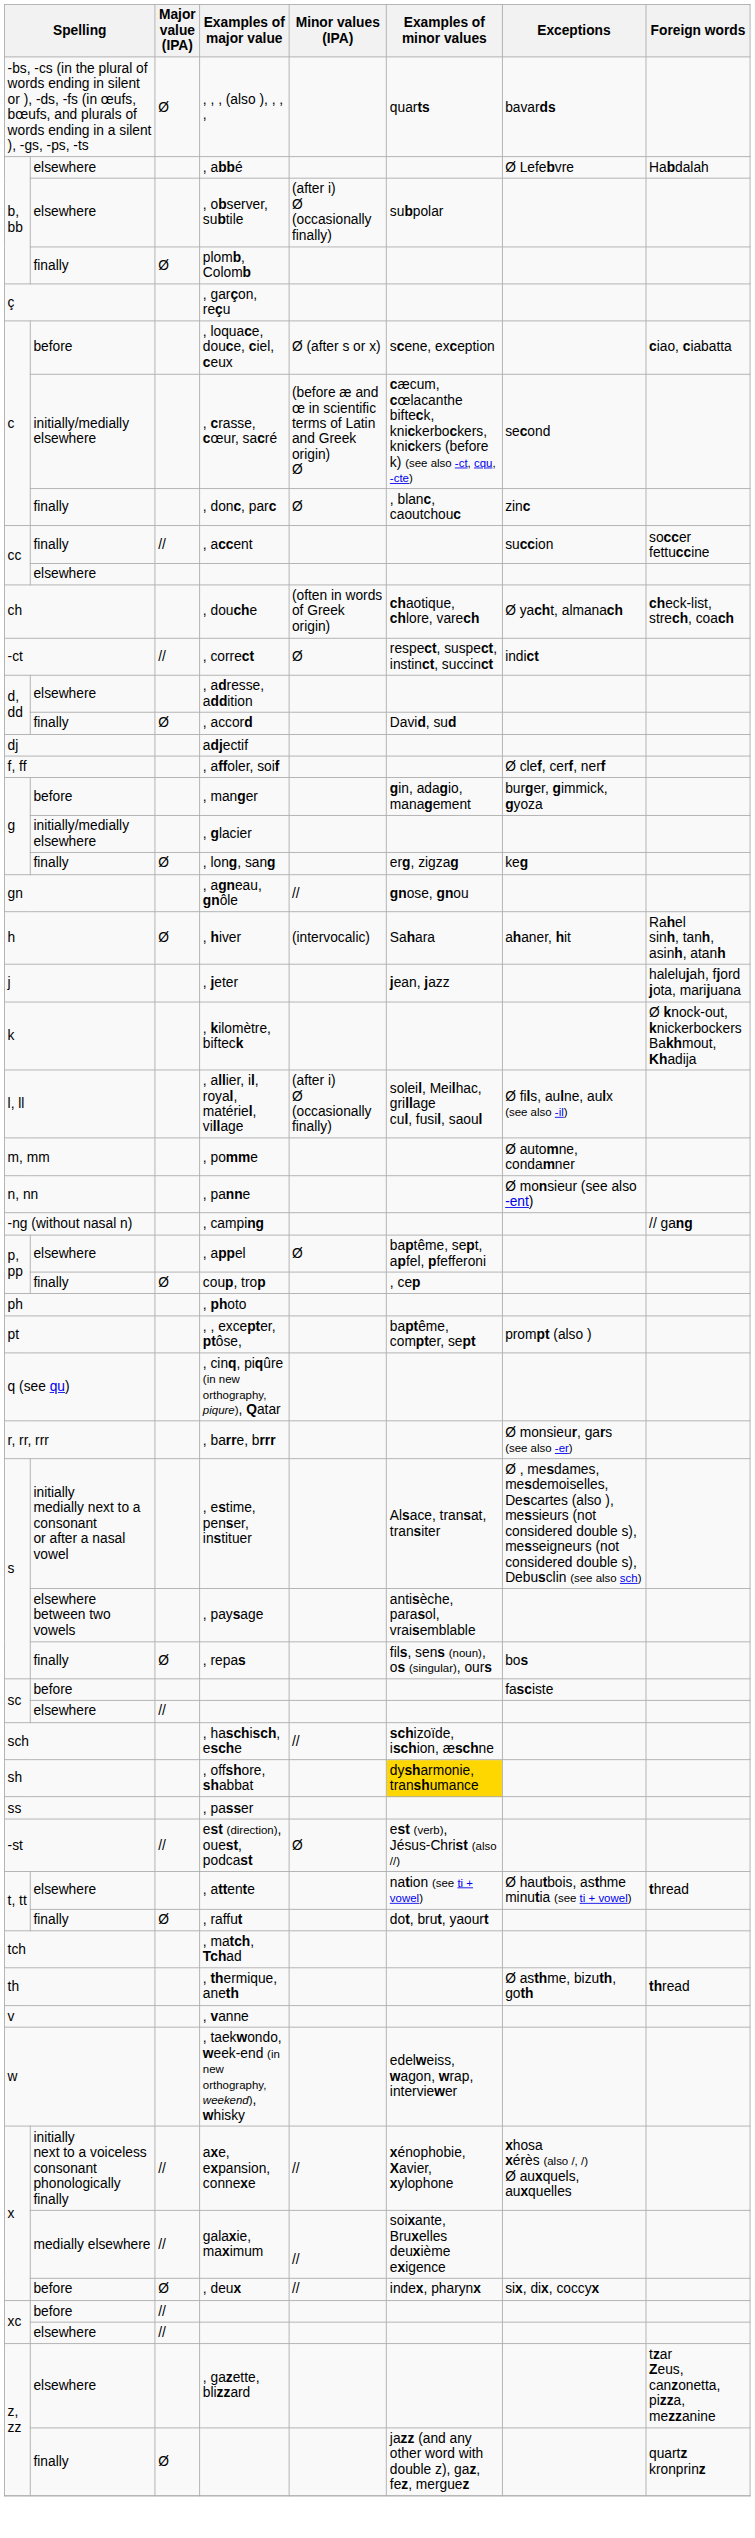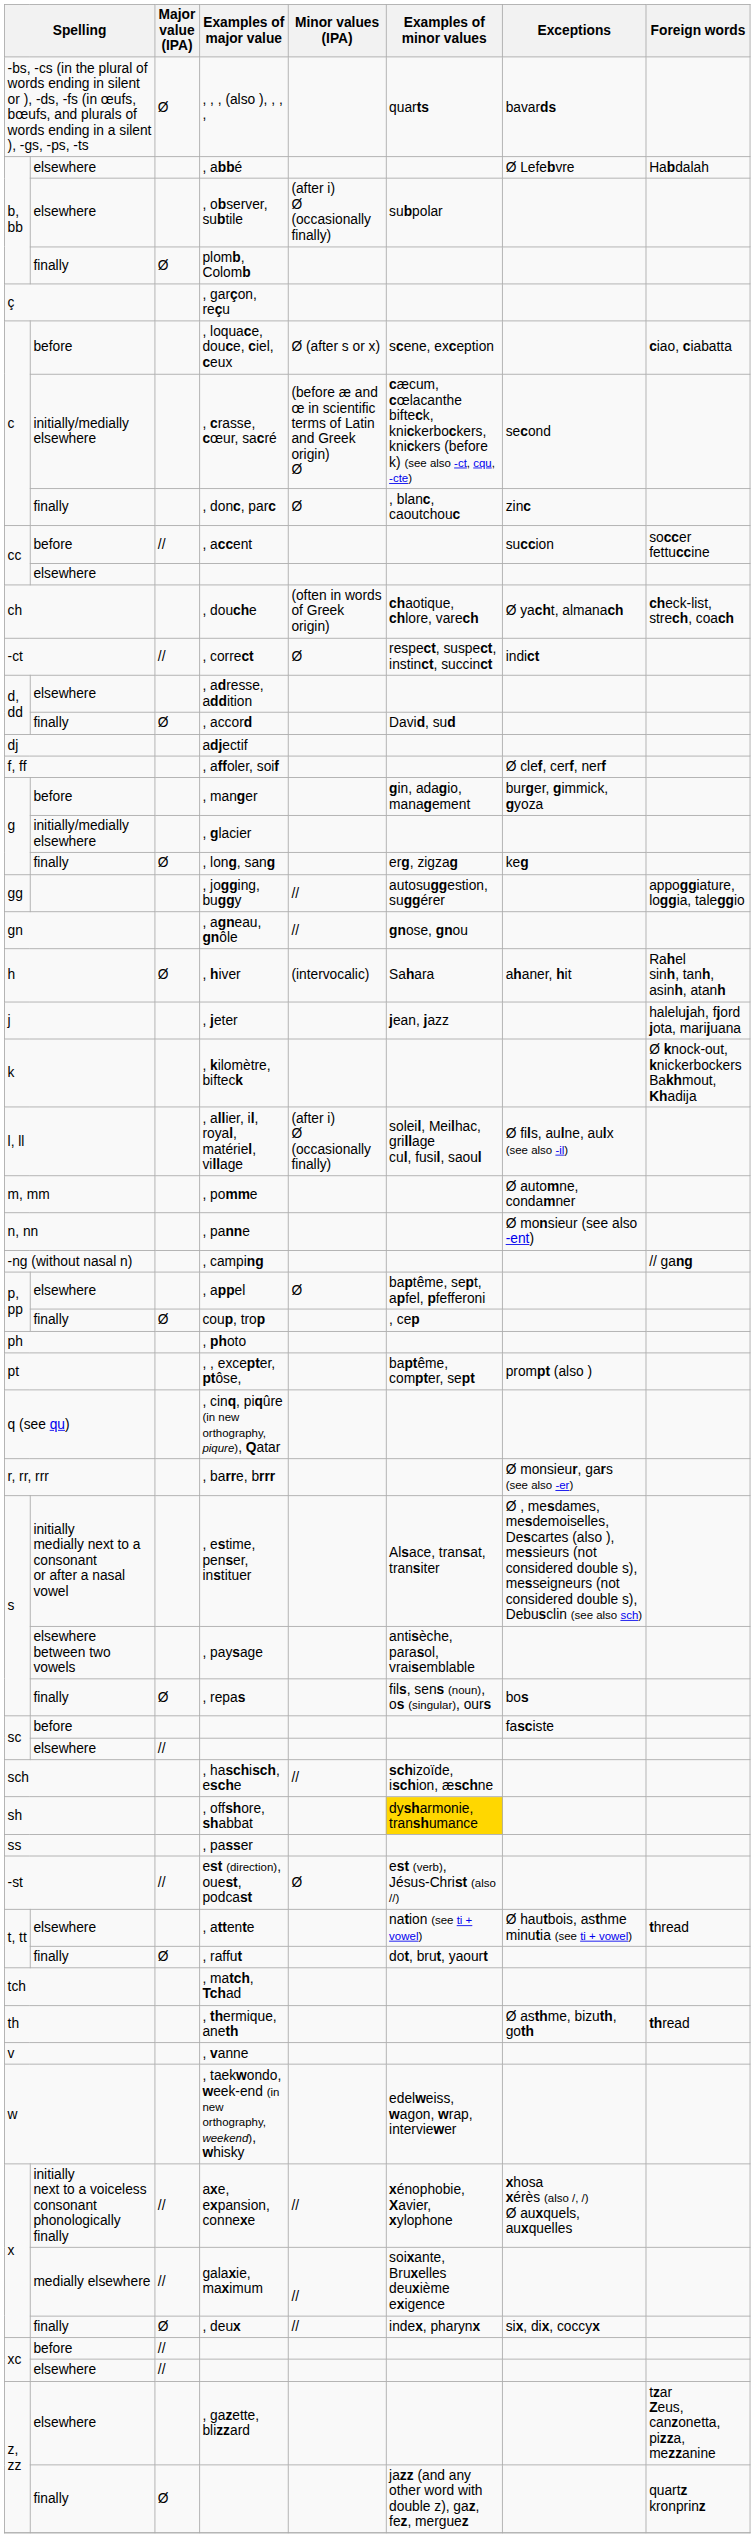(51, 544) finally -> (53, 544) before
+ row: (15, 893)
(53, 2289) before -> (51, 2326) finally
